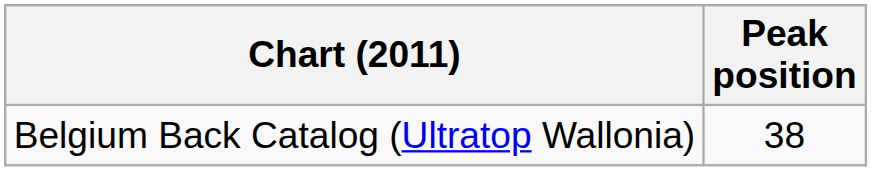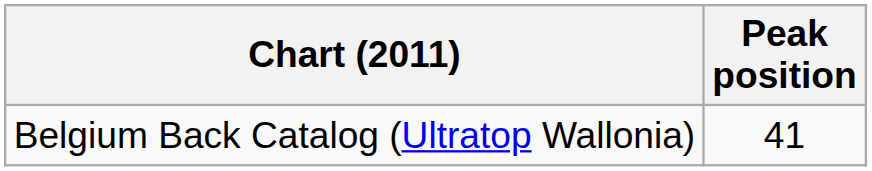(785, 134) 38 -> (785, 134) 41
